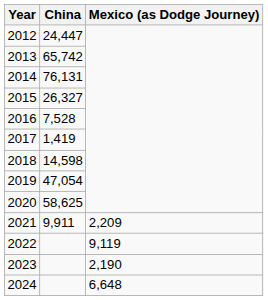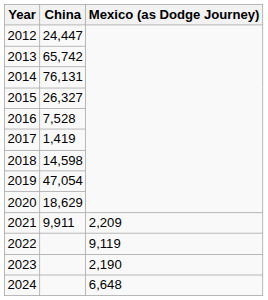(63, 202) 58,625 -> (63, 202) 18,629
